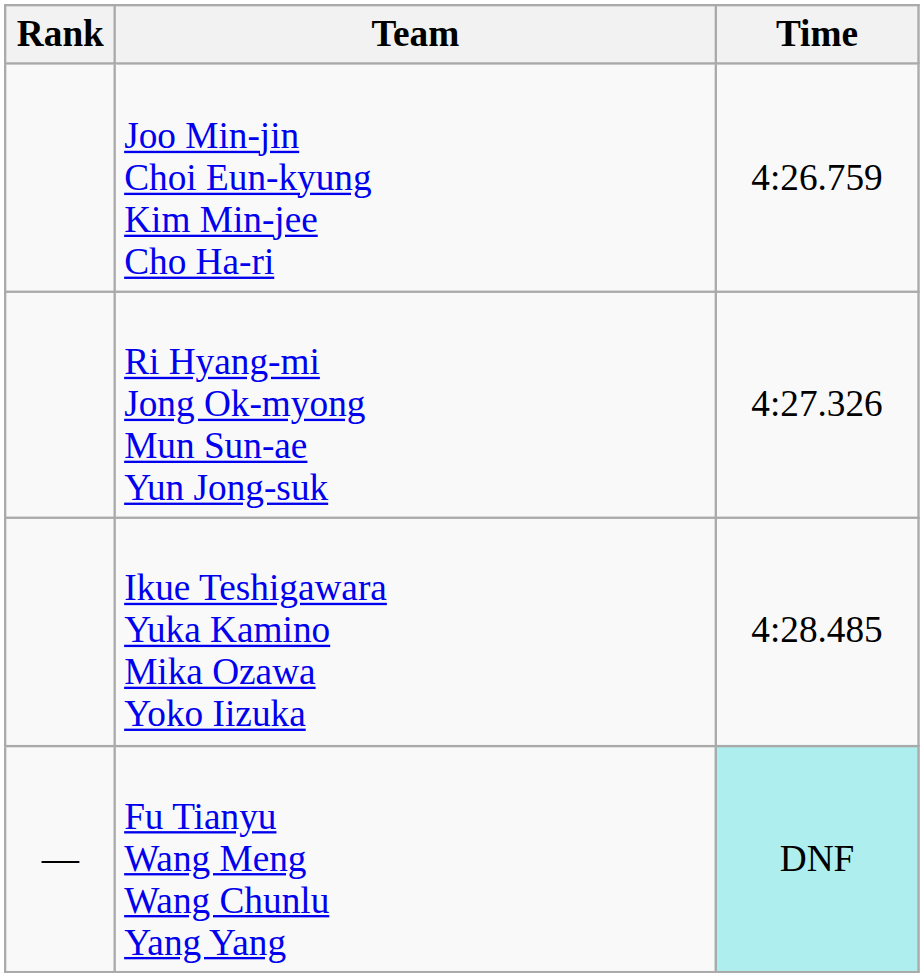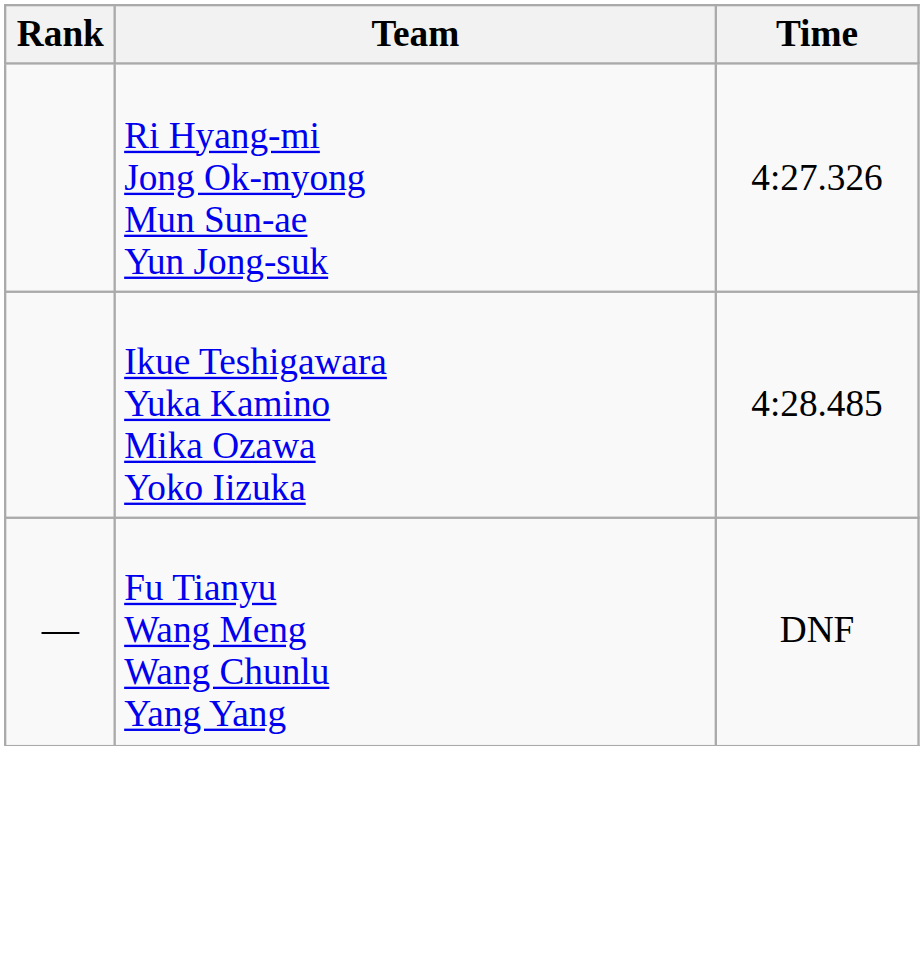- row: (248, 198)
(817, 857) paleturquoise background -> (817, 630) no background
